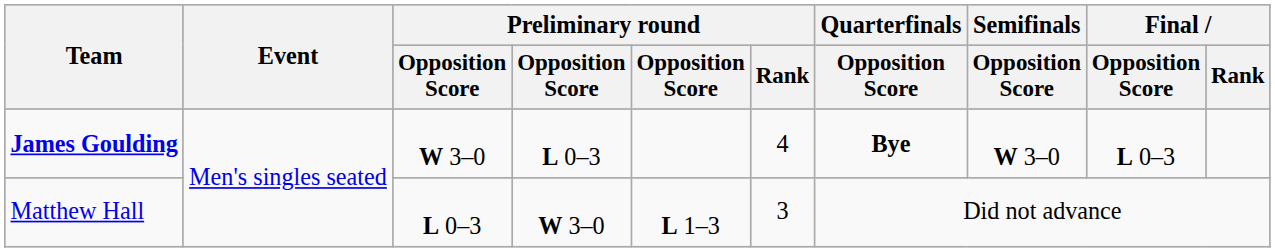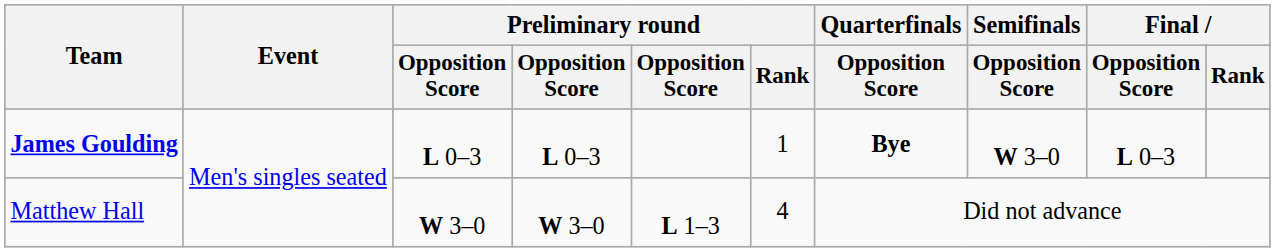(452, 157) W 3–0 -> (452, 157) L 0–3
(783, 143) 4 -> (783, 143) 1
(452, 226) L 0–3 -> (452, 226) W 3–0
(783, 212) 3 -> (783, 212) 4
